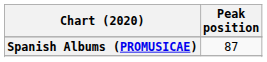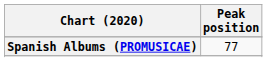(231, 47) 87 -> (231, 47) 77
